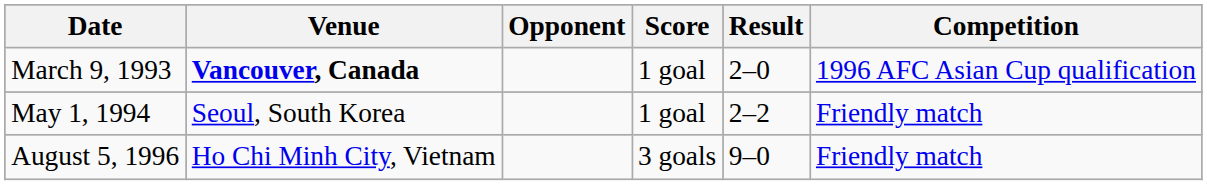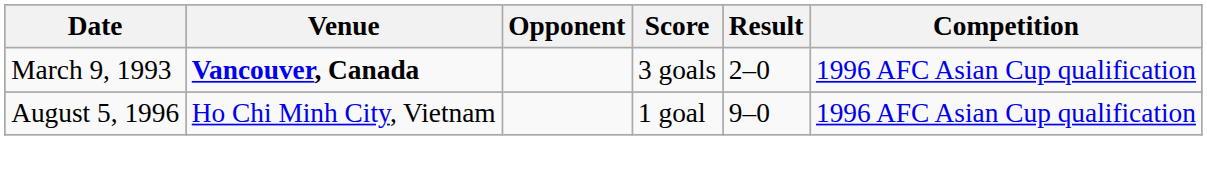(672, 69) 1 goal -> (677, 69) 3 goals
- row: (81, 112)
(677, 156) 3 goals -> (672, 112) 1 goal
(899, 156) Friendly match -> (1006, 112) 1996 AFC Asian Cup qualification
